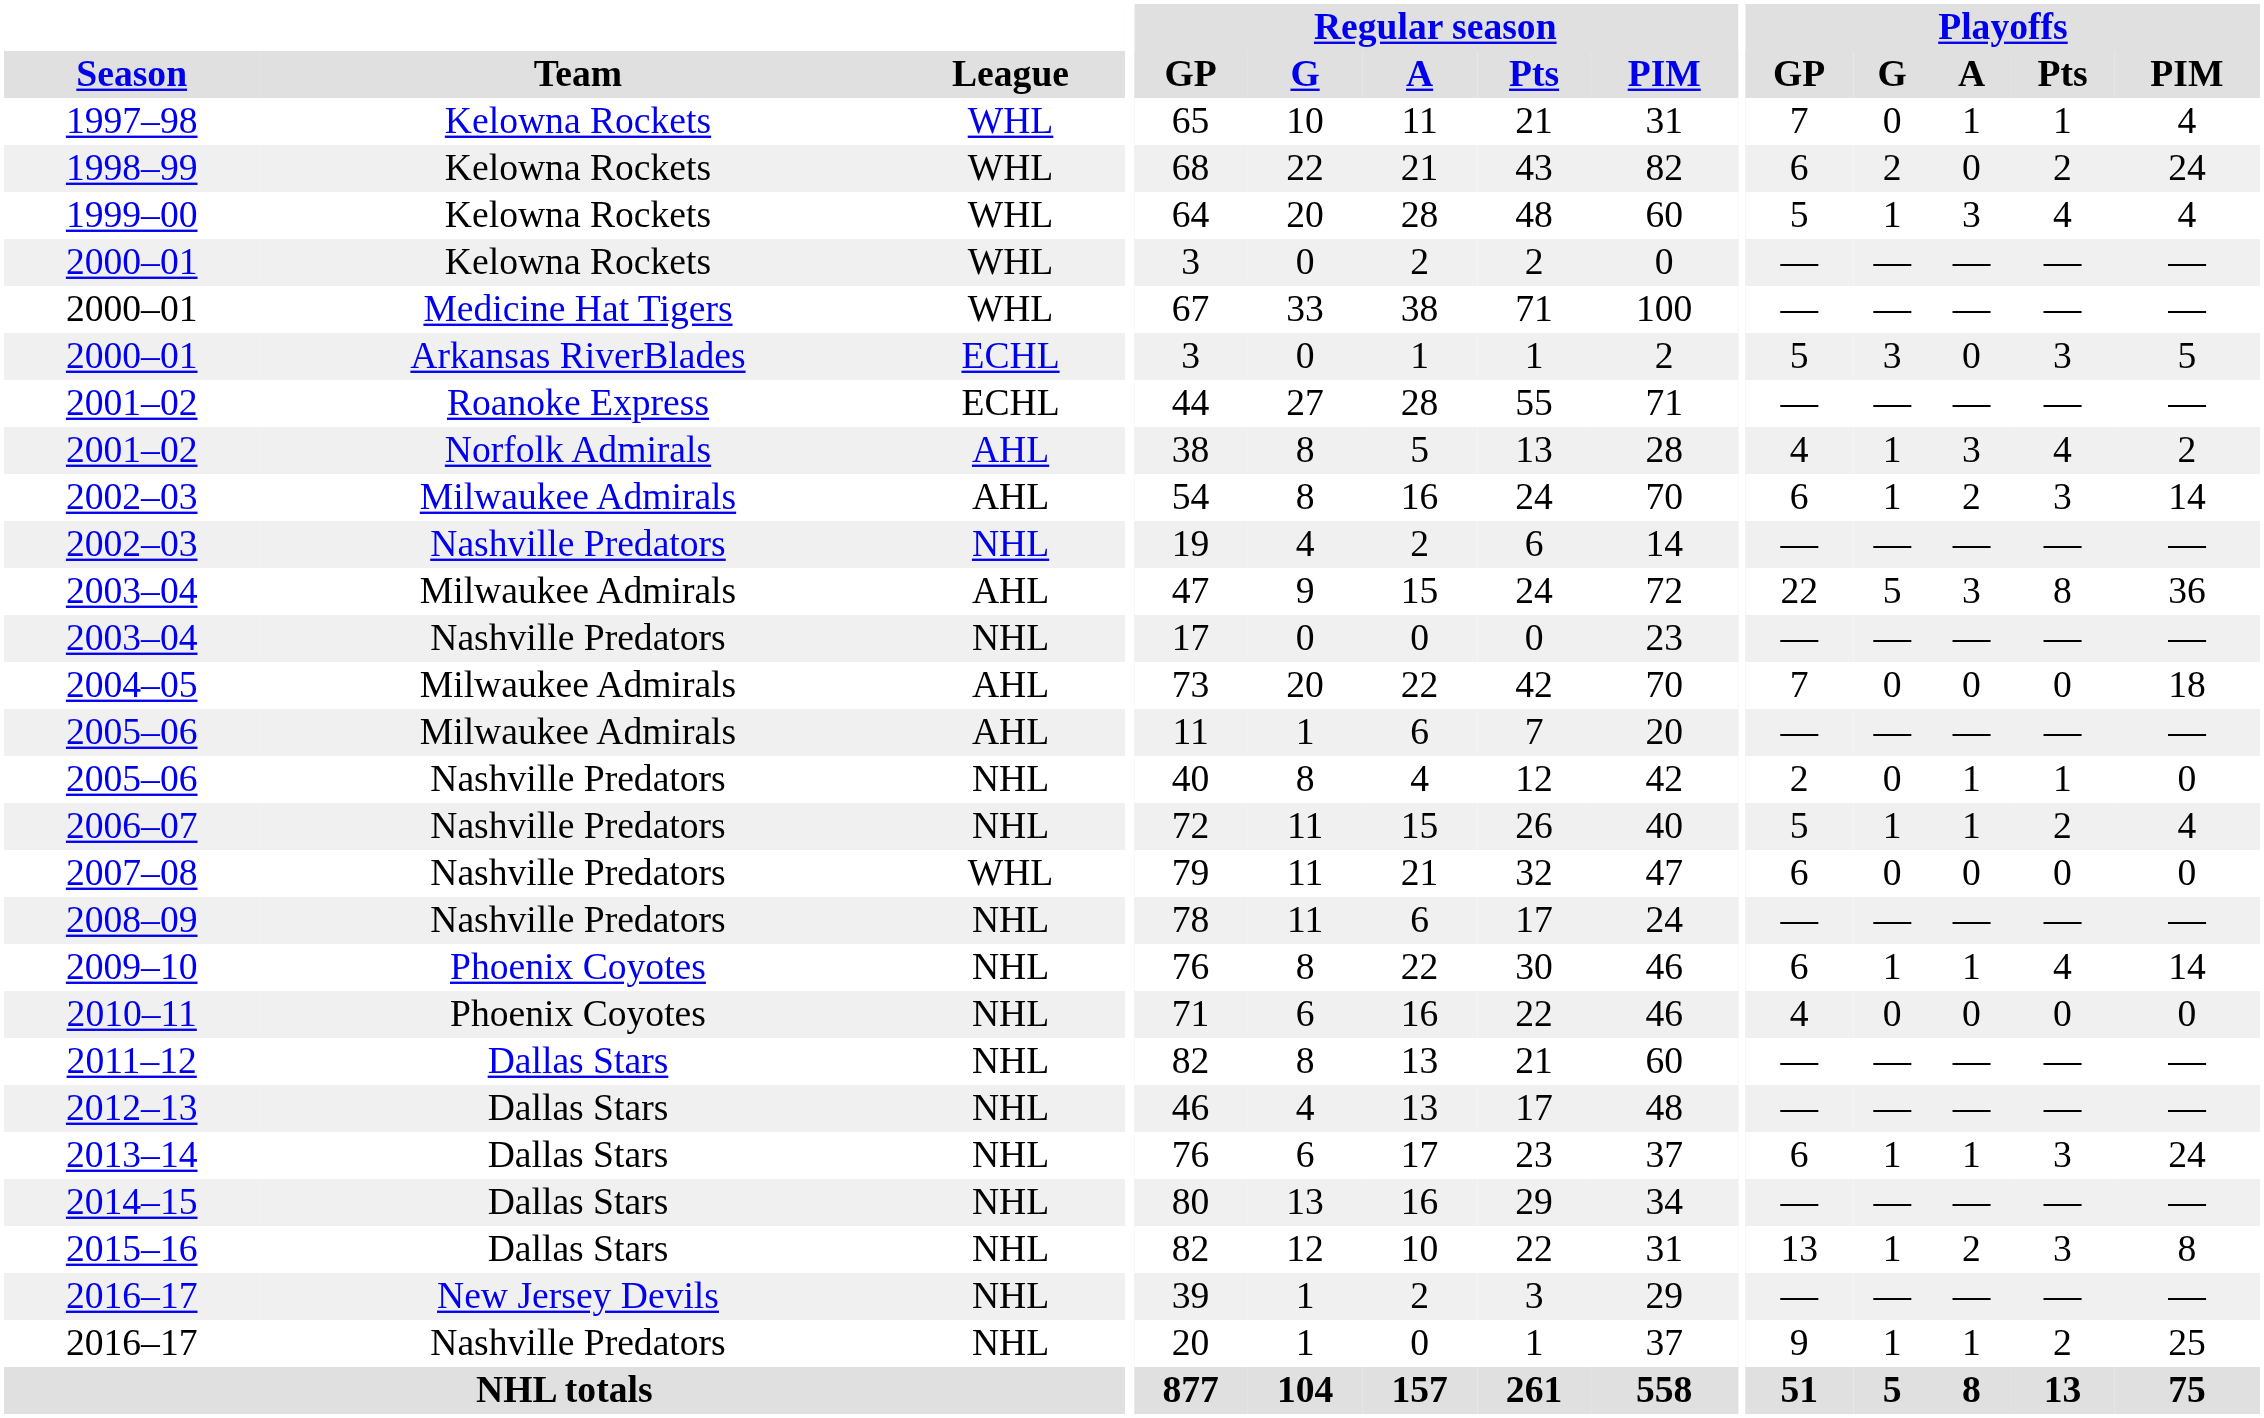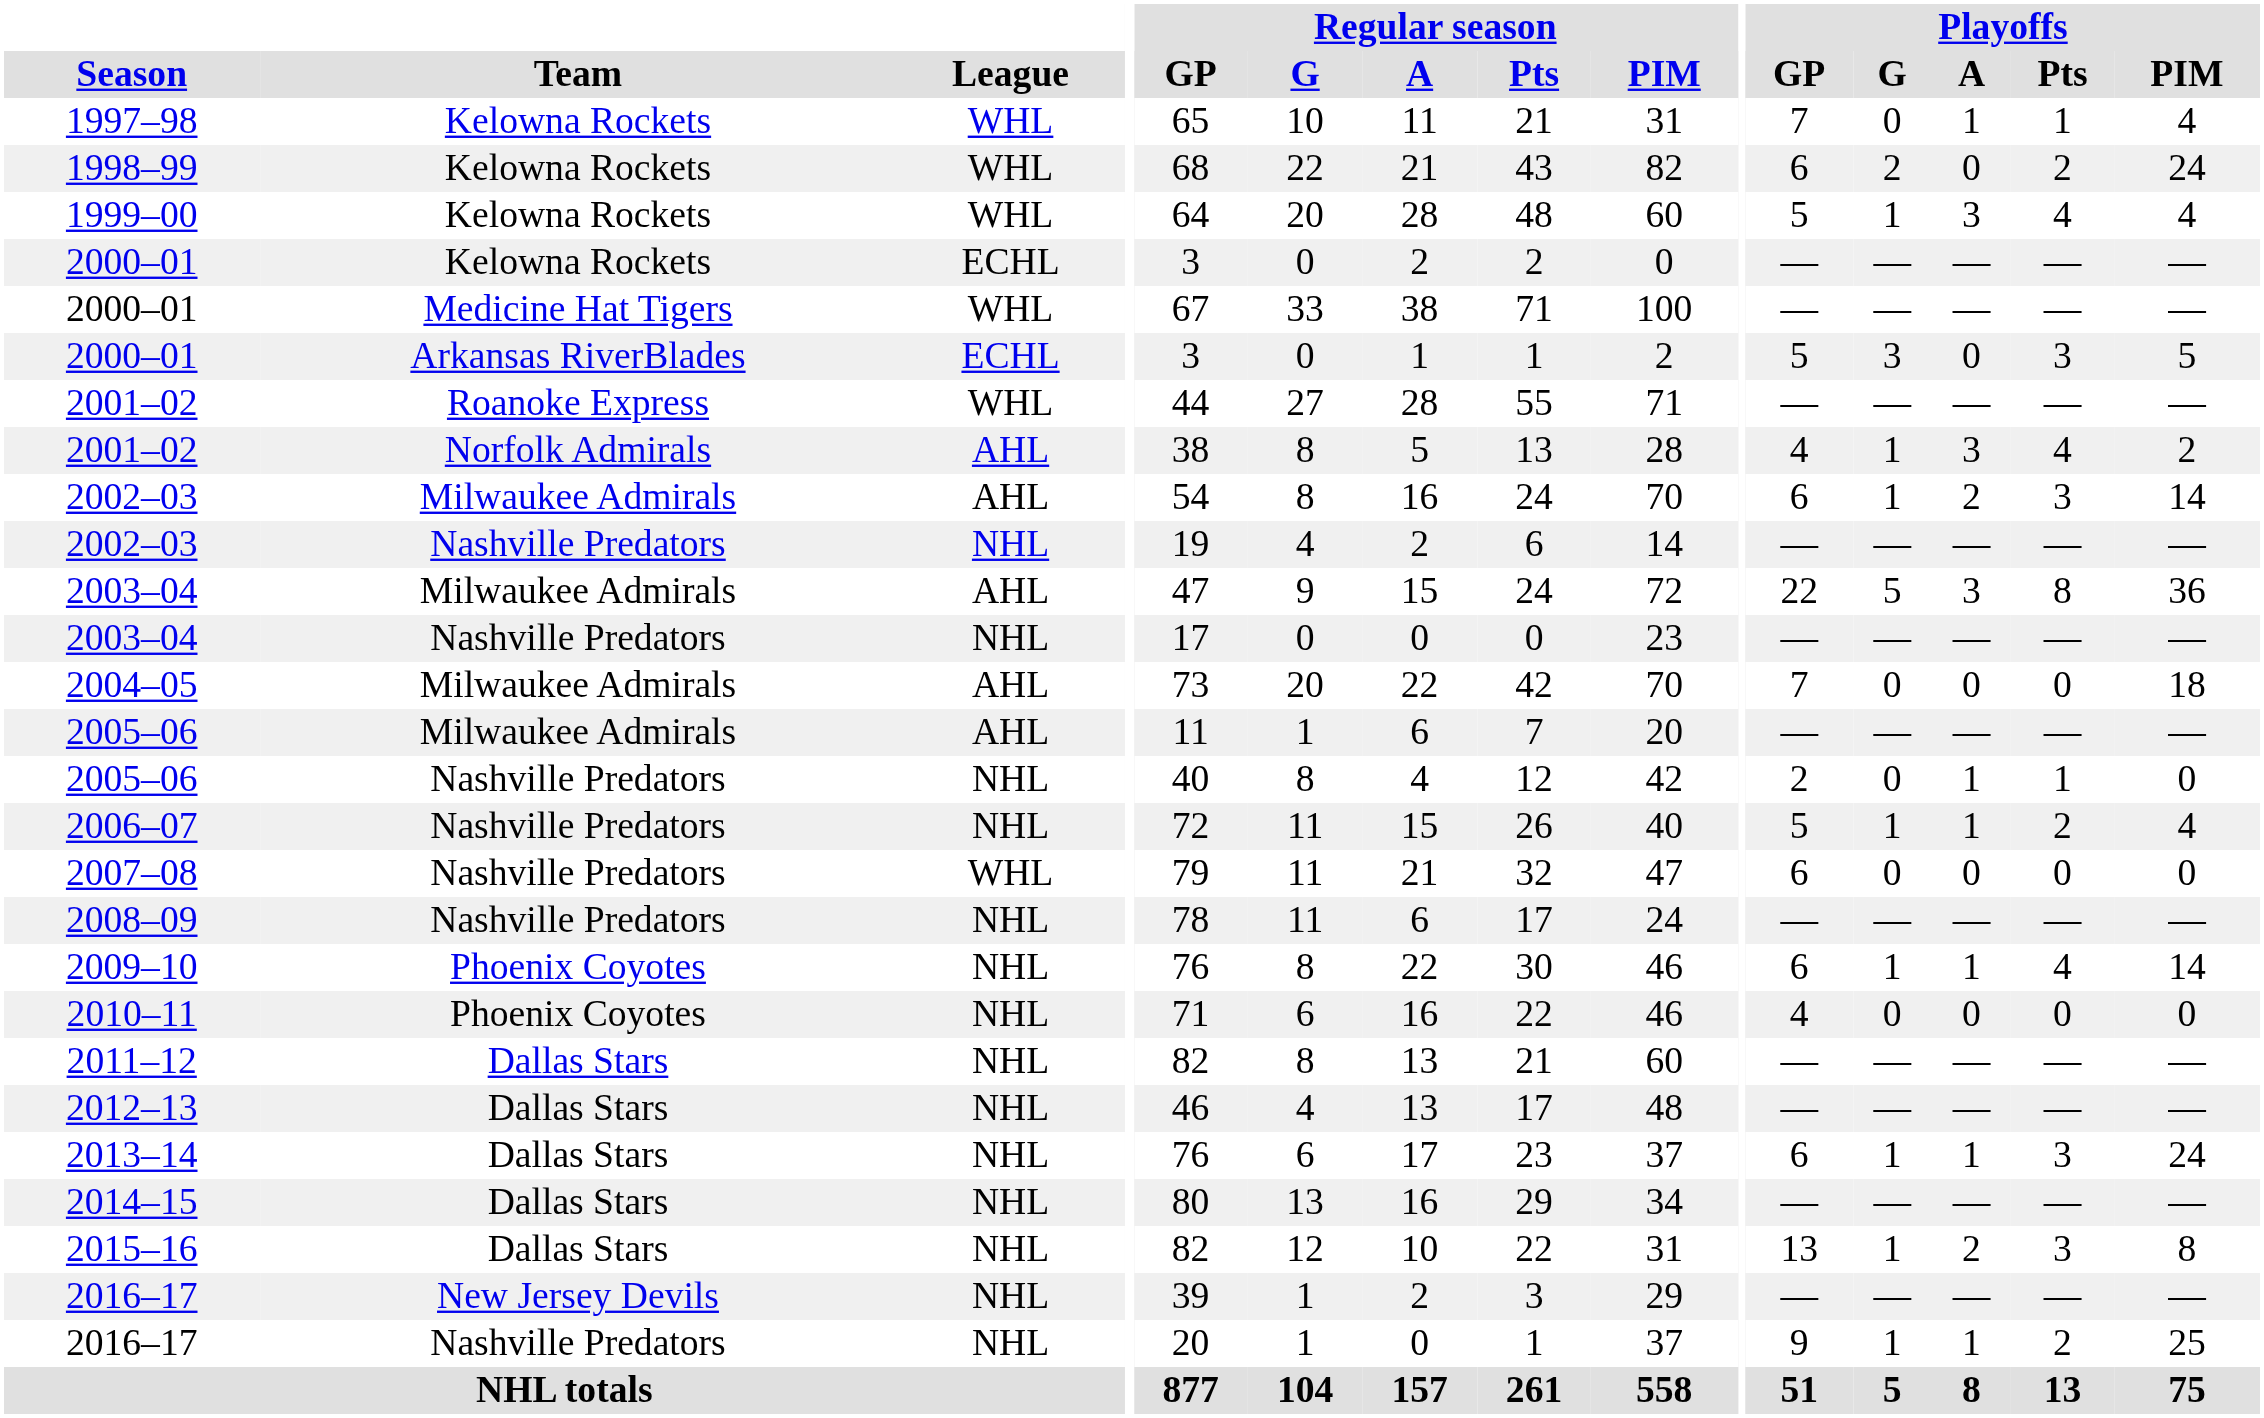(1011, 261) WHL -> (1011, 261) ECHL
(1011, 402) ECHL -> (1011, 402) WHL
